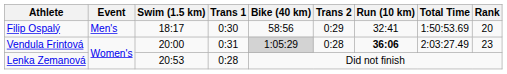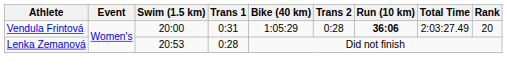- row: (33, 29)
(281, 45) lightgrey background -> (281, 29) no background
(487, 45) 23 -> (487, 29) 20
